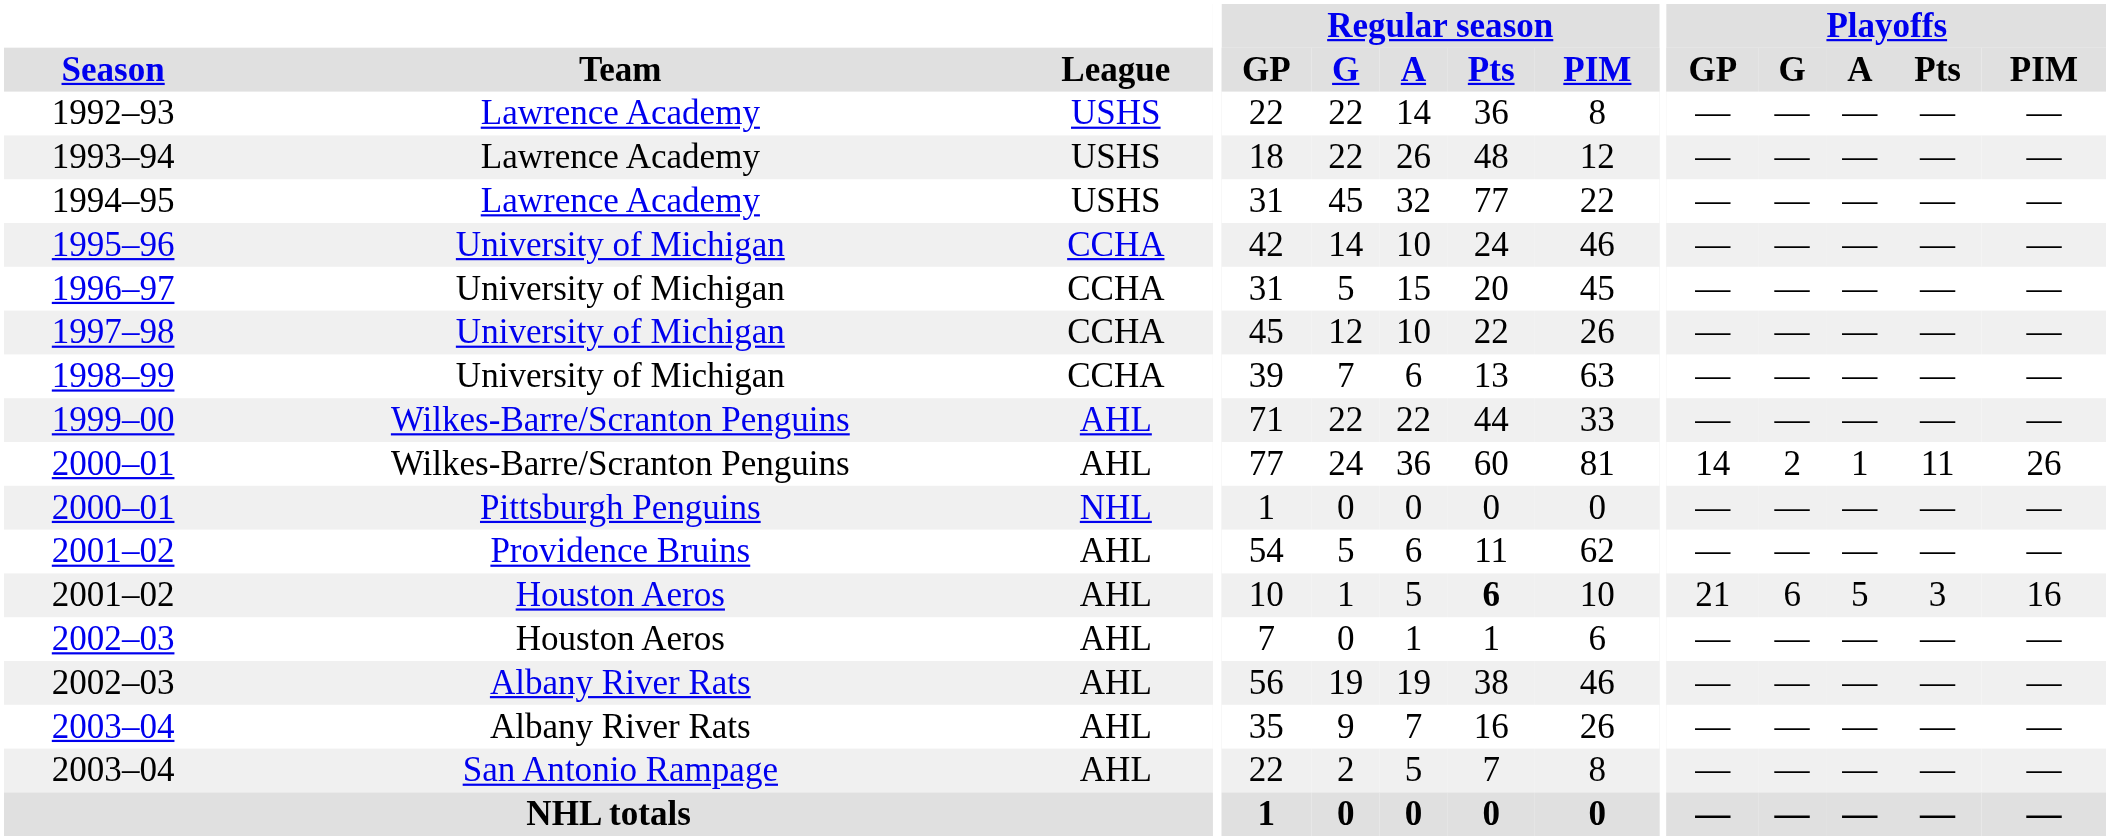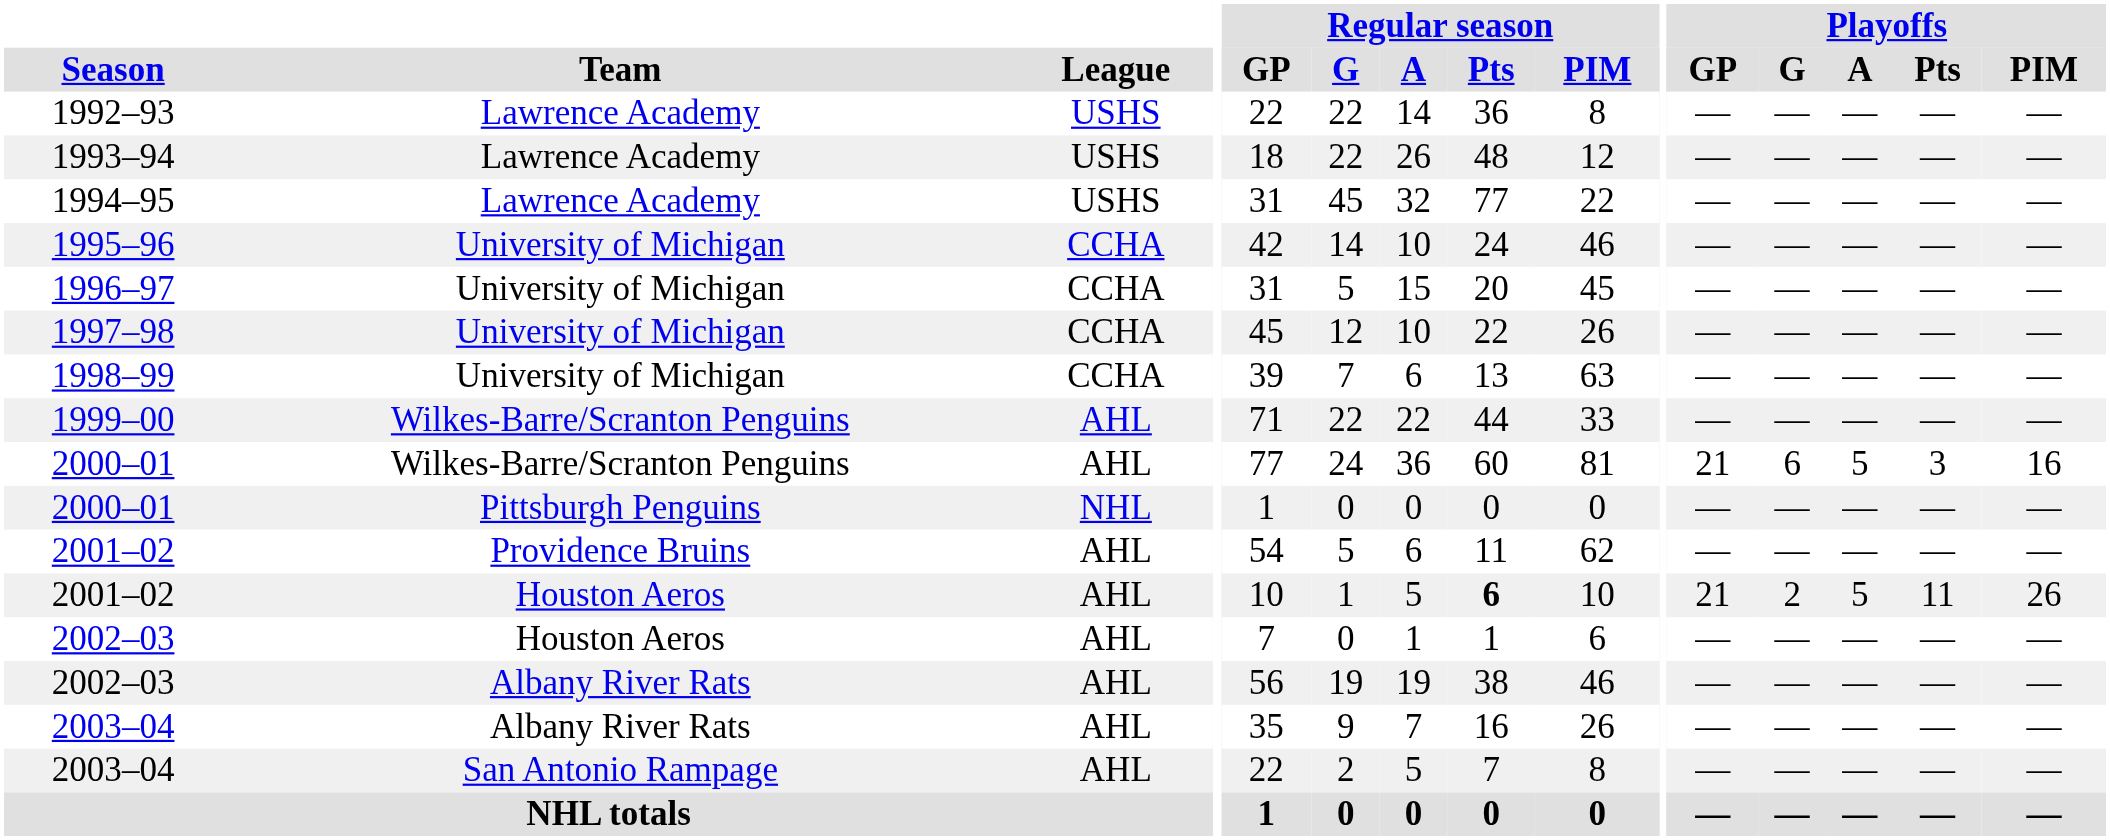(1713, 463) 14 -> (1713, 463) 21
(1792, 463) 2 -> (1792, 463) 6
(1860, 463) 1 -> (1860, 463) 5
(1938, 463) 11 -> (1938, 463) 3
(2044, 463) 26 -> (2044, 463) 16
(1792, 594) 6 -> (1792, 594) 2
(1938, 594) 3 -> (1938, 594) 11
(2044, 594) 16 -> (2044, 594) 26
